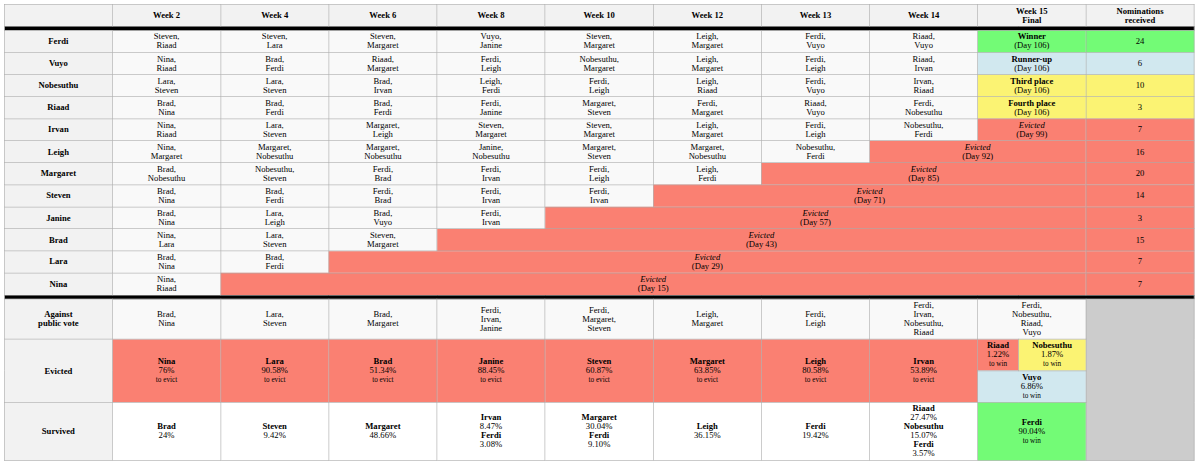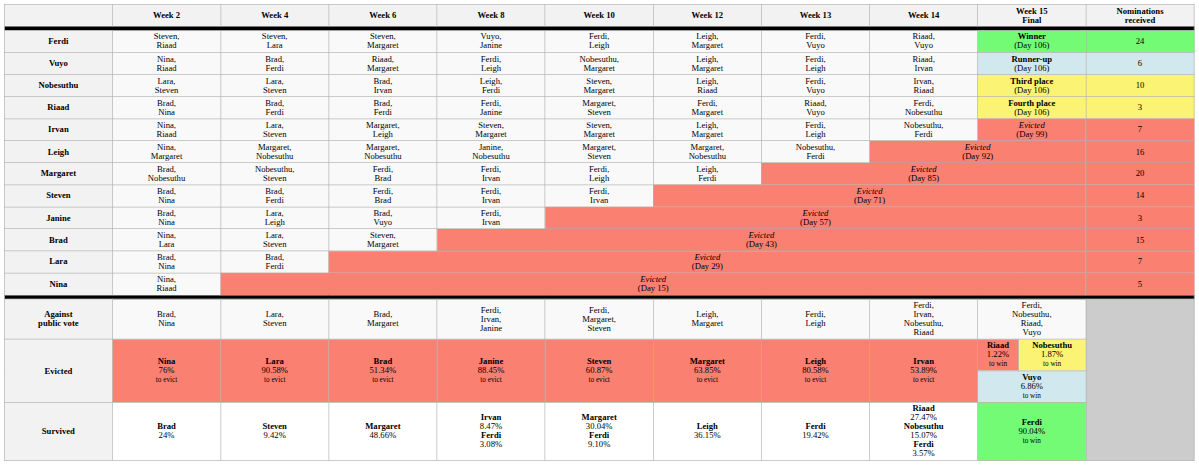(599, 42) Steven, Margaret -> (599, 42) Ferdi, Leigh
(599, 86) Ferdi, Leigh -> (599, 86) Steven, Margaret
(1140, 284) 7 -> (1140, 284) 5
